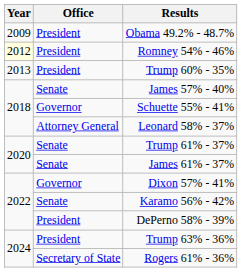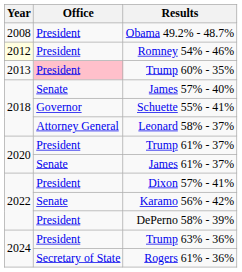(19, 32) 2009 -> (19, 32) 2008
(58, 70) no background -> (58, 70) pink background
(52, 145) Senate -> (58, 145) President
(59, 182) Governor -> (58, 182) President
